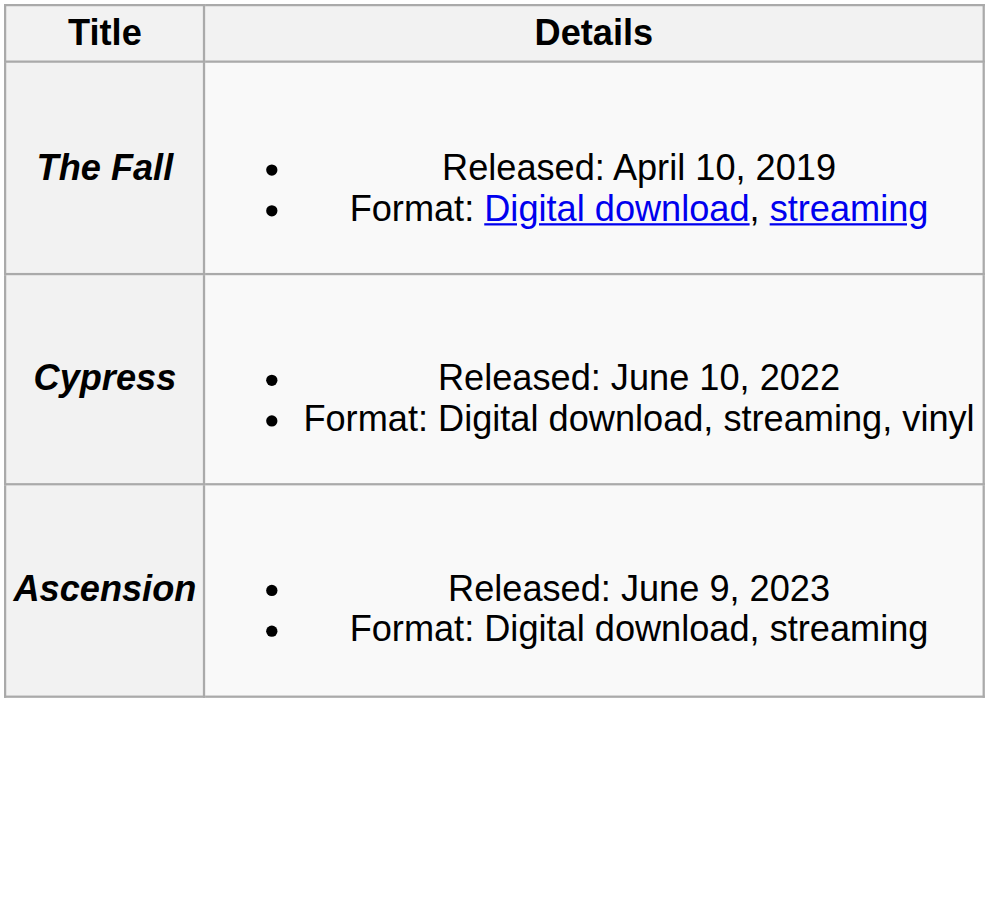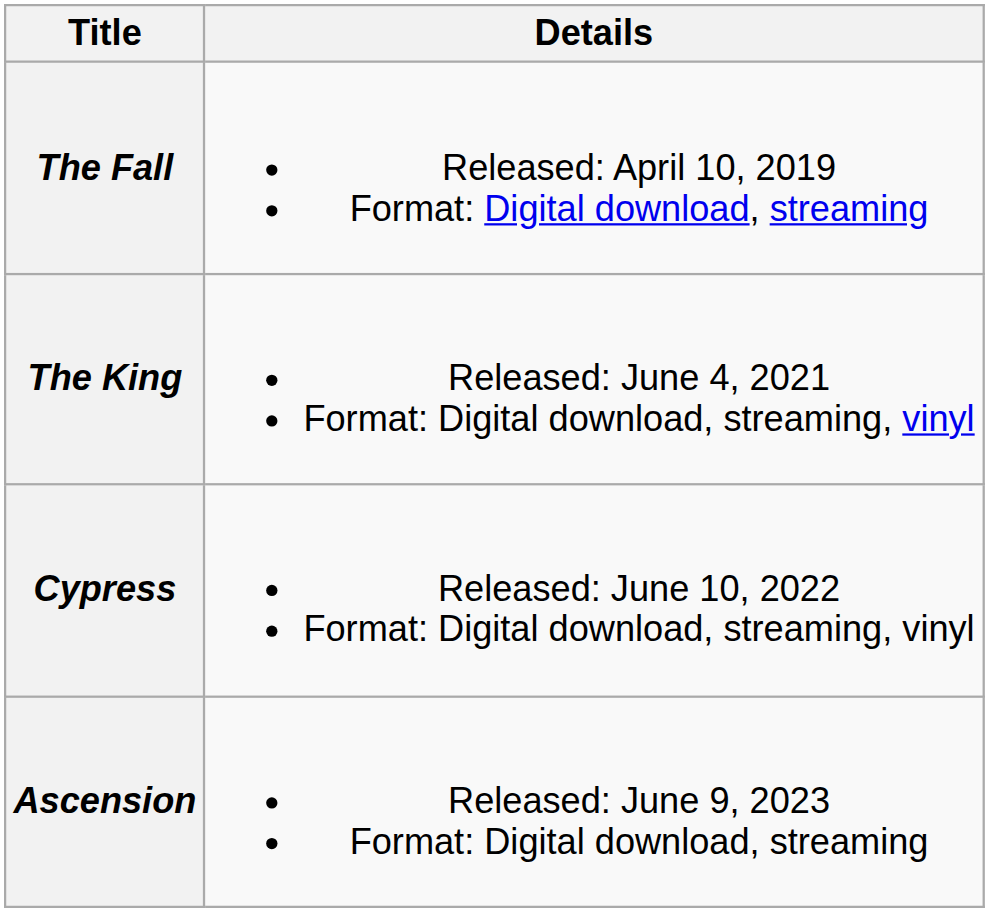+ row: (105, 378)
